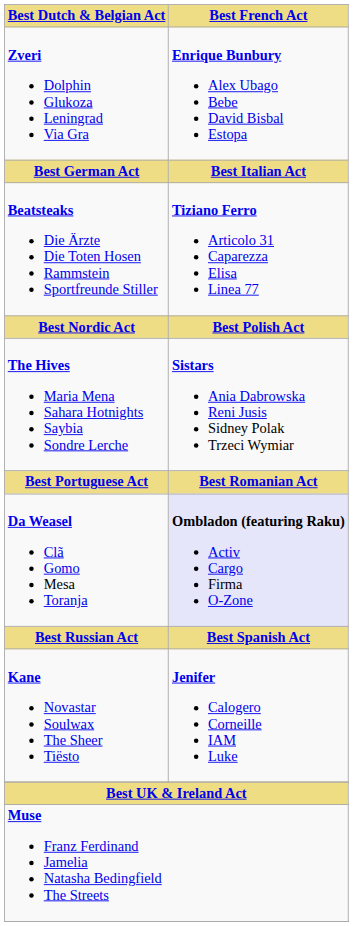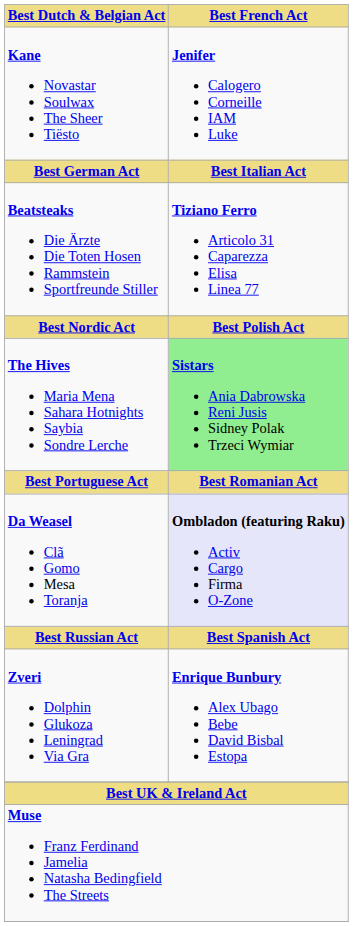rows swapped: (87, 716) <-> (87, 95)
(258, 405) no background -> (258, 405) lightgreen background
